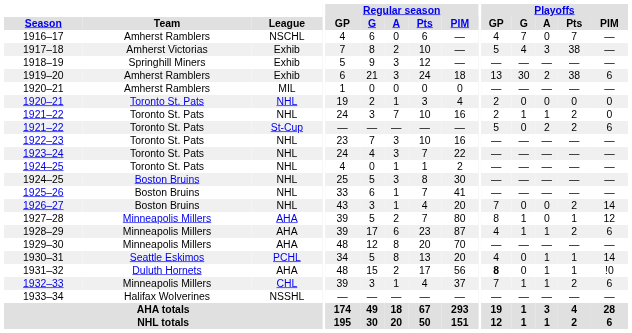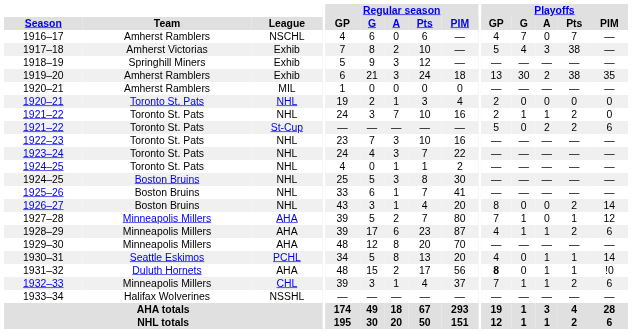(609, 75) 6 -> (609, 75) 35
(496, 205) 7 -> (496, 205) 8
(496, 218) 8 -> (496, 218) 7
